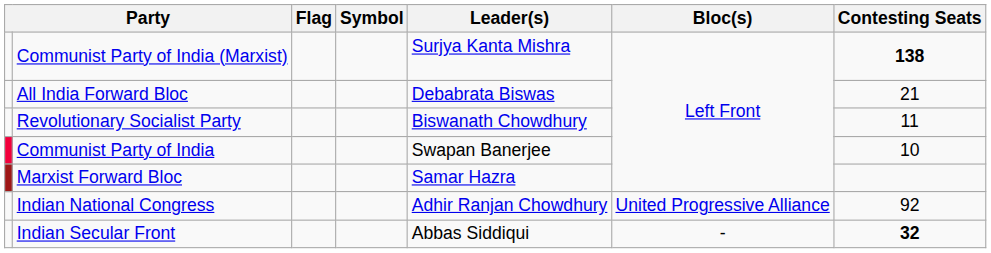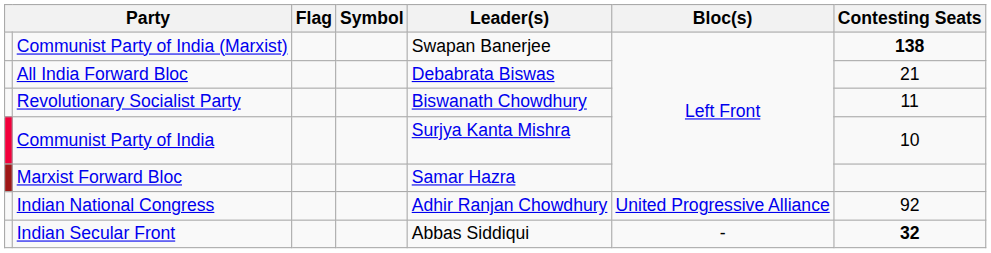(491, 46) Surjya Kanta Mishra -> (481, 46) Swapan Banerjee
(481, 149) Swapan Banerjee -> (491, 130) Surjya Kanta Mishra
